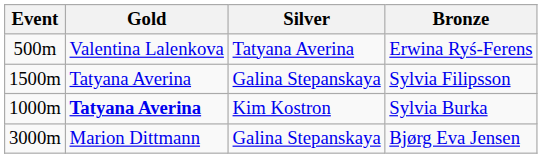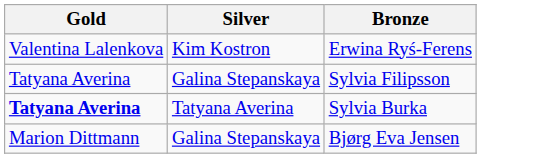- column: (35, 19)
(293, 49) Tatyana Averina -> (221, 49) Kim Kostron
(282, 108) Kim Kostron -> (233, 108) Tatyana Averina
